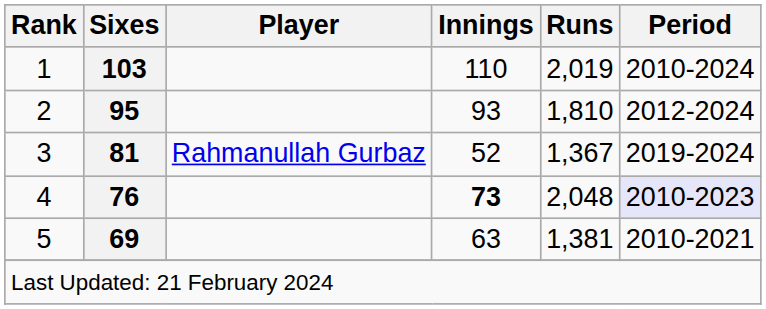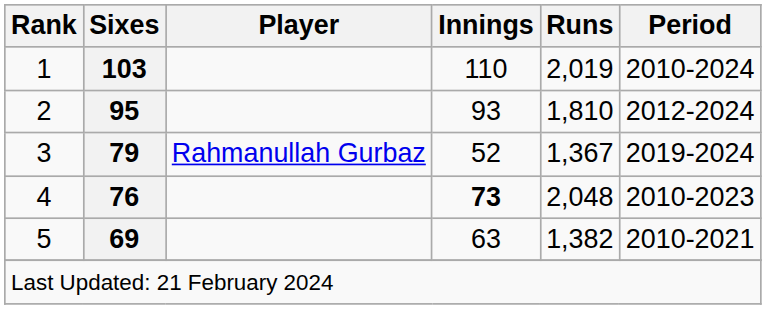(124, 153) 81 -> (124, 153) 79
(690, 196) lavender background -> (690, 196) no background
(580, 238) 1,381 -> (580, 238) 1,382
